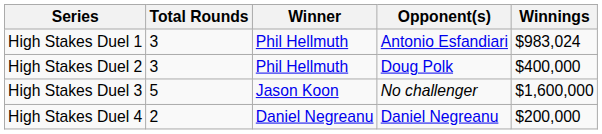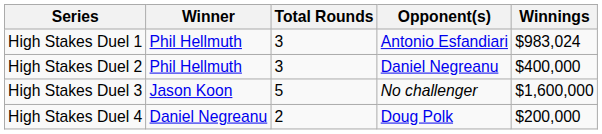columns swapped: (199, 16) <-> (315, 16)
(417, 66) Doug Polk -> (440, 66) Daniel Negreanu
(440, 116) Daniel Negreanu -> (417, 116) Doug Polk
